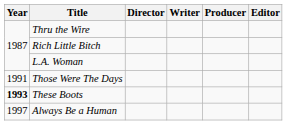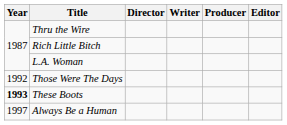(17, 78) 1991 -> (17, 78) 1992
